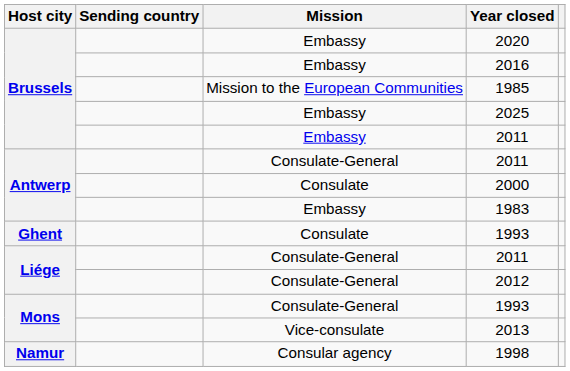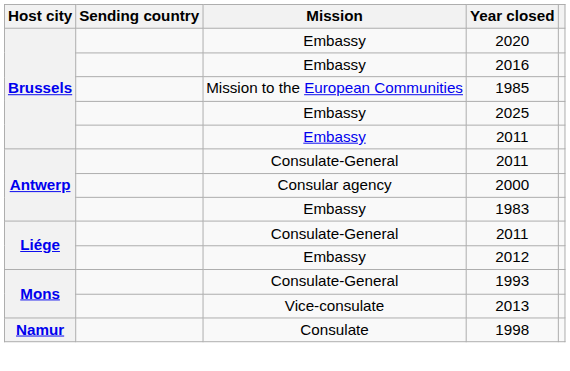(335, 185) Consulate -> (335, 185) Consular agency
- row: (40, 233)
(335, 281) Consulate-General -> (335, 257) Embassy
(335, 354) Consular agency -> (335, 329) Consulate
